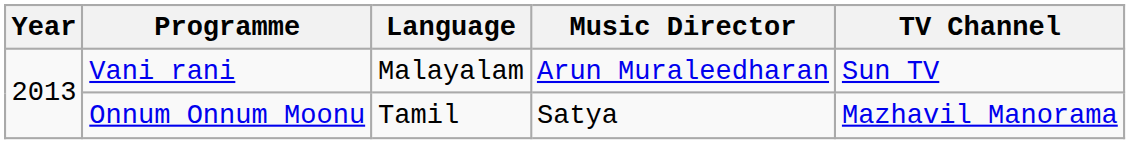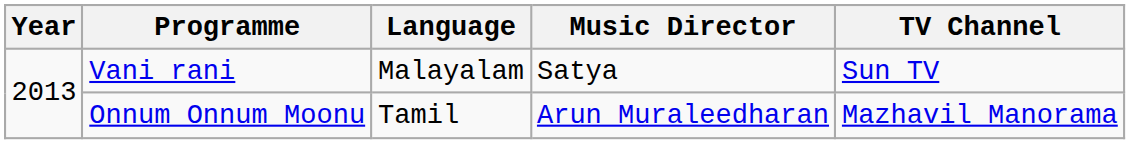(683, 71) Arun Muraleedharan -> (578, 71) Satya
(578, 115) Satya -> (683, 115) Arun Muraleedharan
